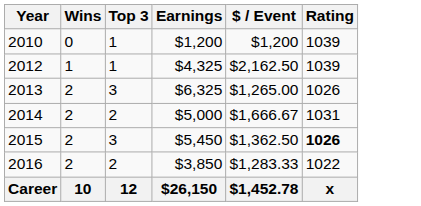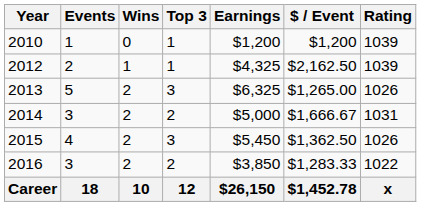+ column: (90, 16)
(323, 139) bold -> (381, 139) normal
